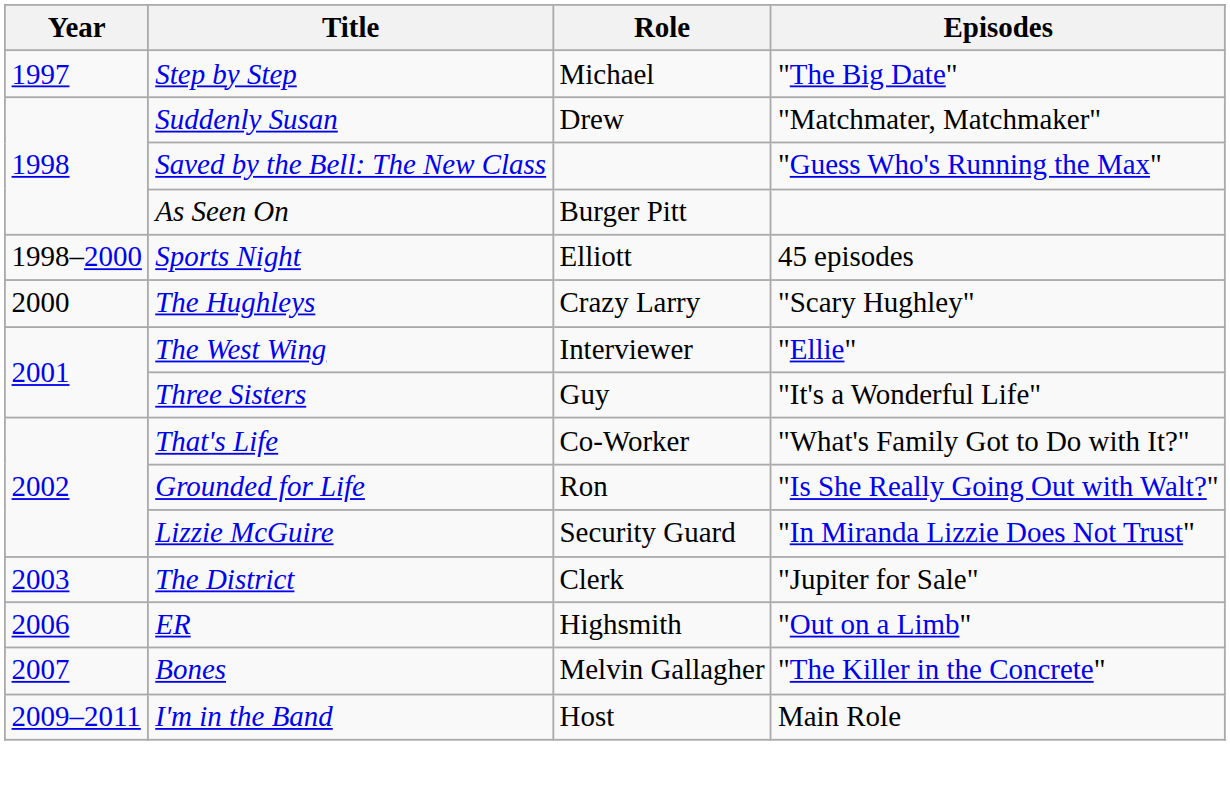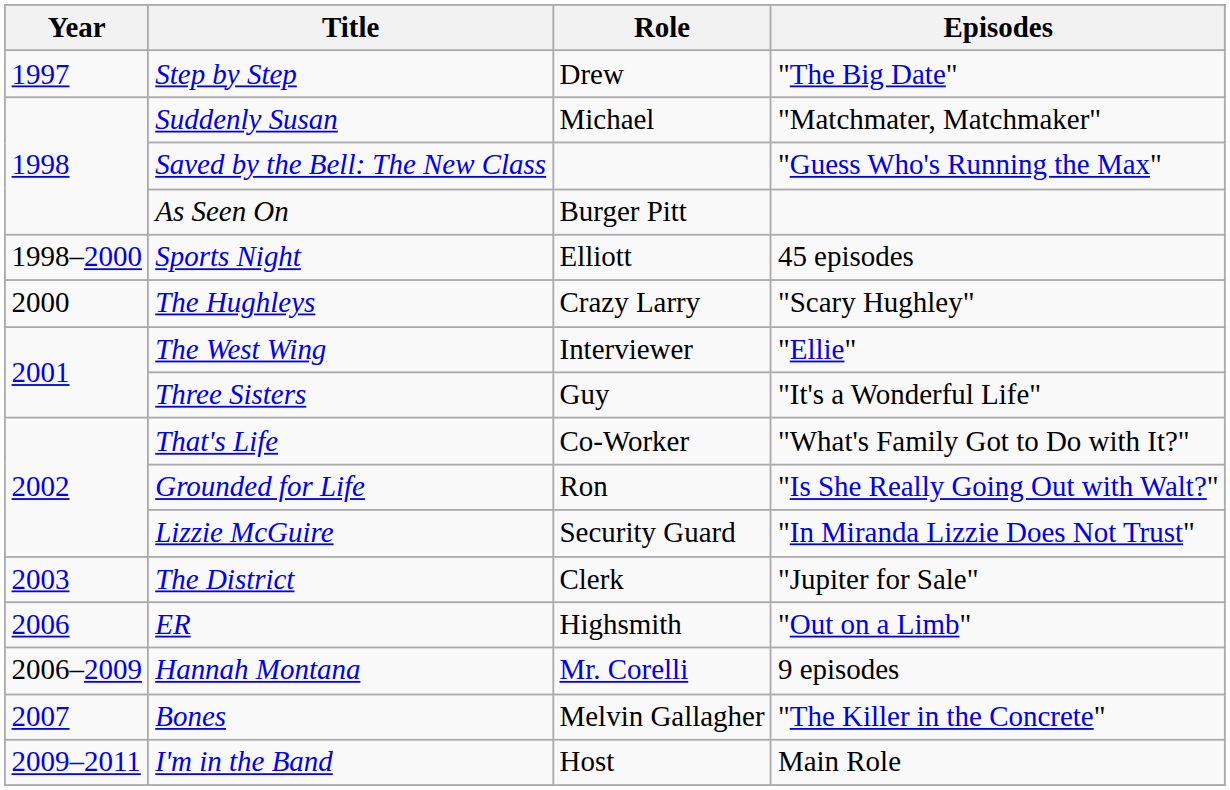(607, 73) Michael -> (592, 73) Drew
(592, 119) Drew -> (607, 119) Michael
+ row: (258, 670)
